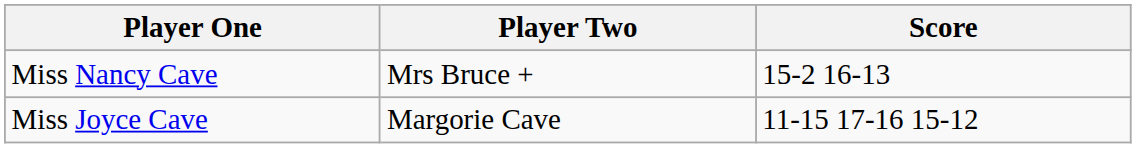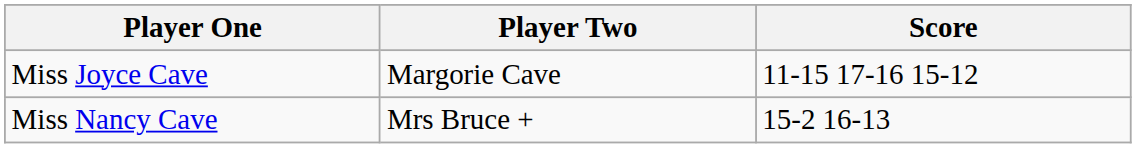rows swapped: (110, 119) <-> (115, 73)
